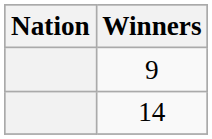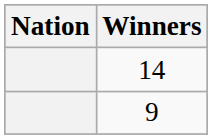rows swapped: (152, 112) <-> (152, 69)
